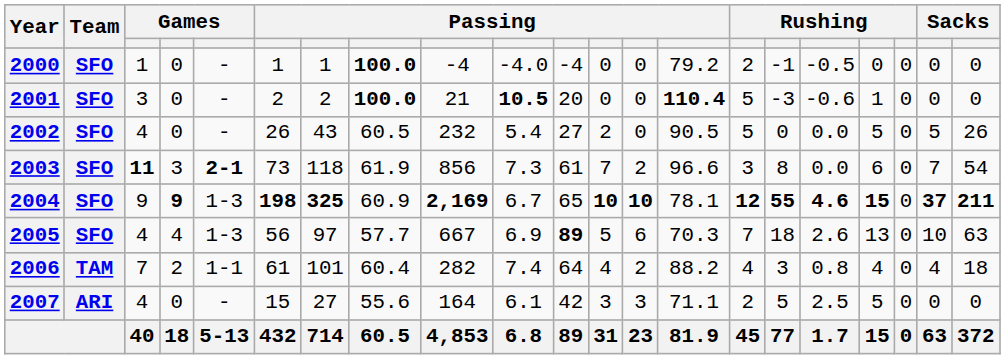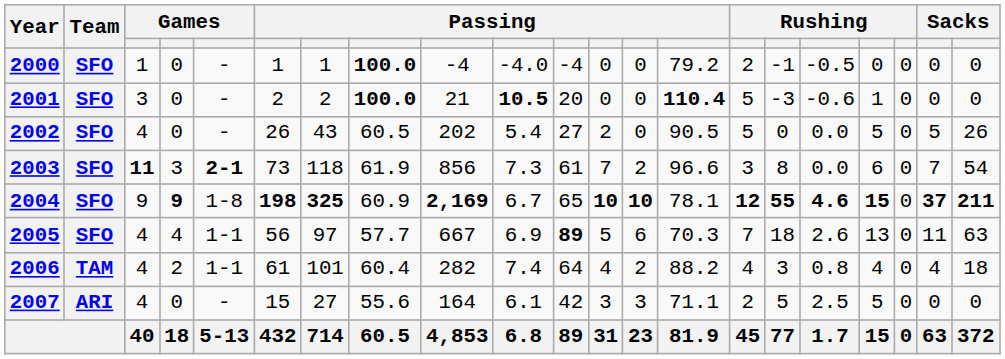(457, 133) 232 -> (457, 133) 202
(224, 201) 1-3 -> (224, 201) 1-8
(224, 235) 1-3 -> (224, 235) 1-1
(935, 235) 10 -> (935, 235) 11
(142, 269) 7 -> (142, 269) 4
